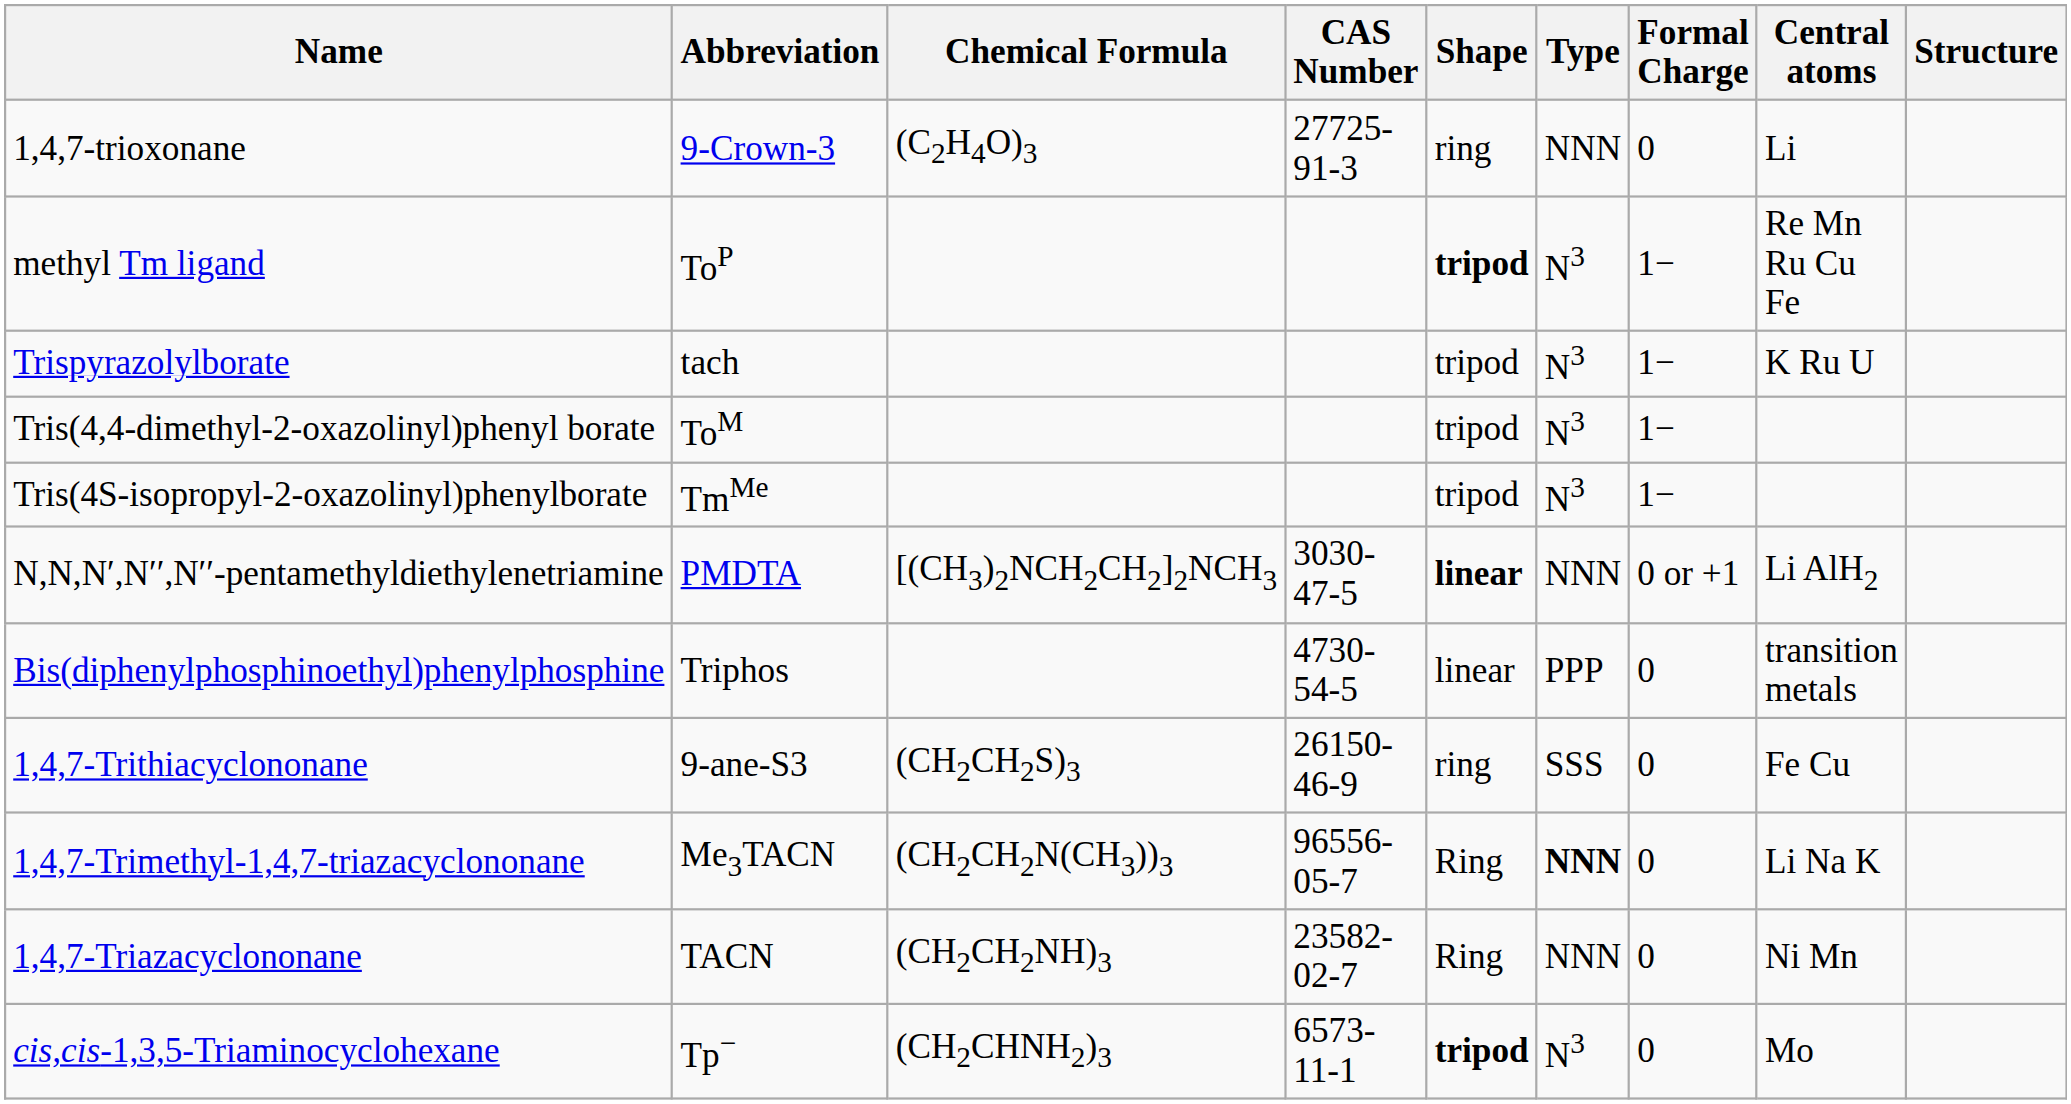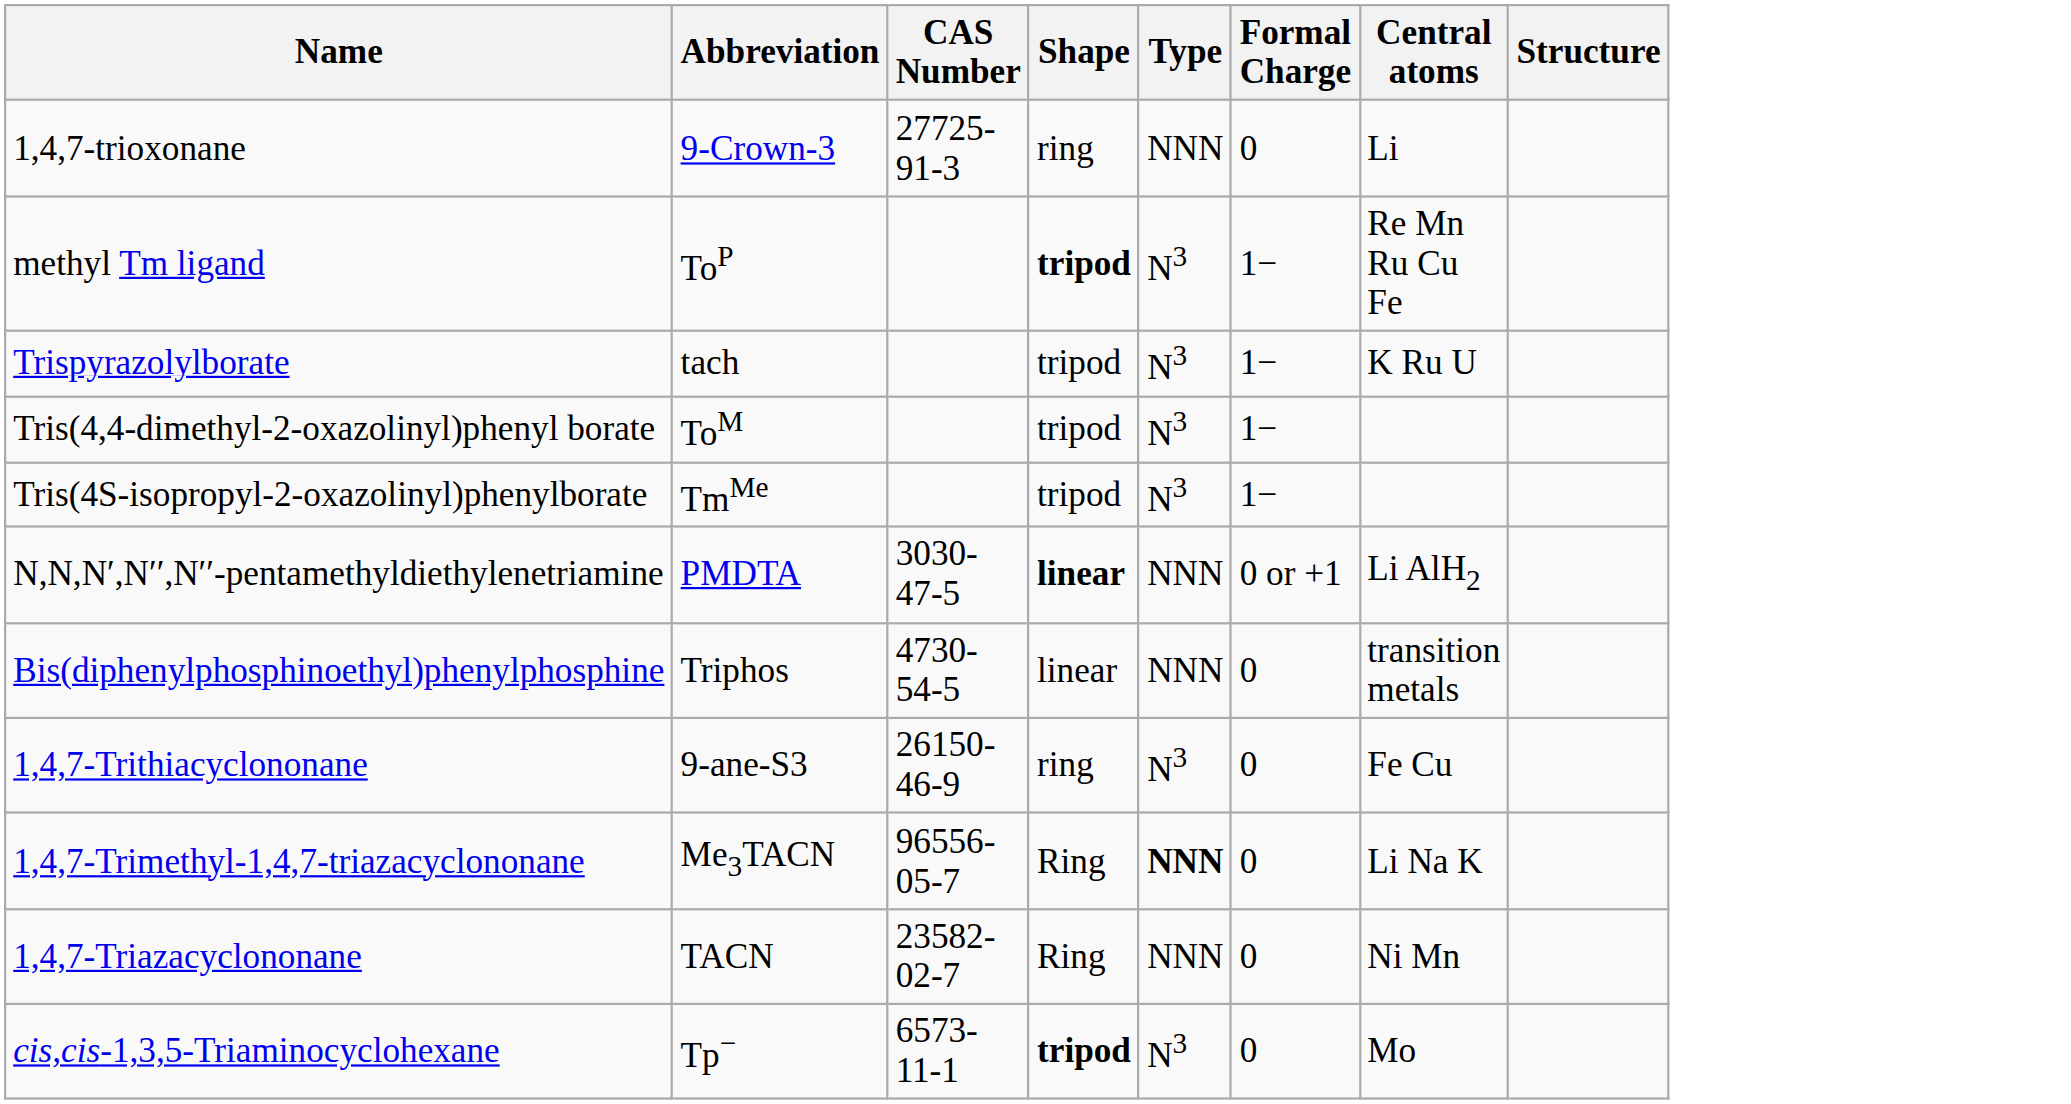- column: (1086, 52)
(1574, 669) PPP -> (1185, 669) NNN
(1574, 764) SSS -> (1167, 764) N3
